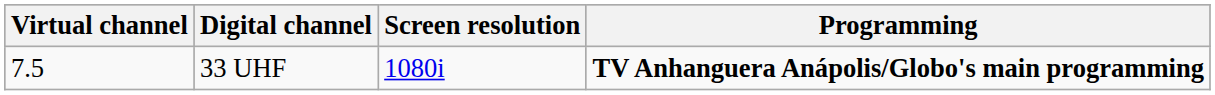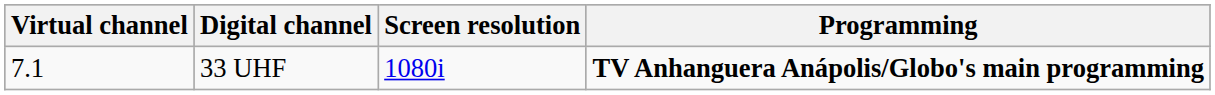(28, 67) 7.5 -> (28, 67) 7.1
